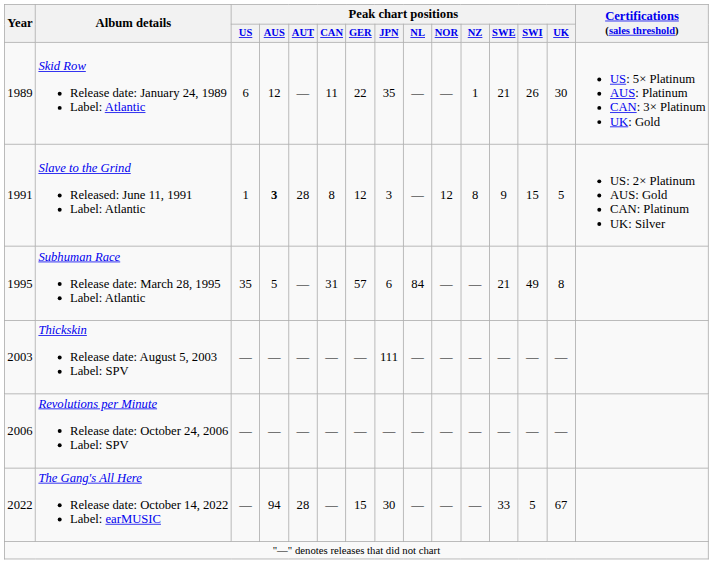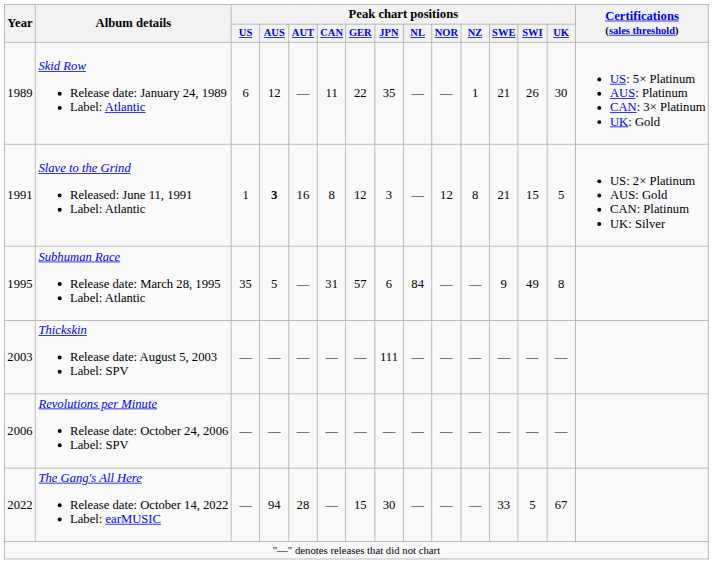(303, 195) 28 -> (303, 195) 16
(504, 195) 9 -> (504, 195) 21
(504, 283) 21 -> (504, 283) 9
